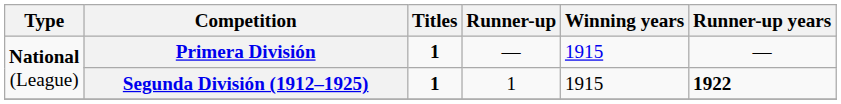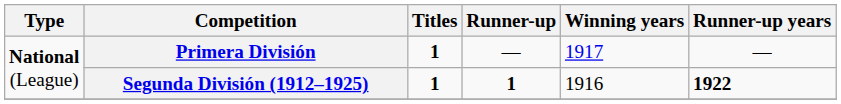(584, 52) 1915 -> (584, 52) 1917
(511, 83) normal -> (511, 83) bold
(584, 83) 1915 -> (584, 83) 1916
